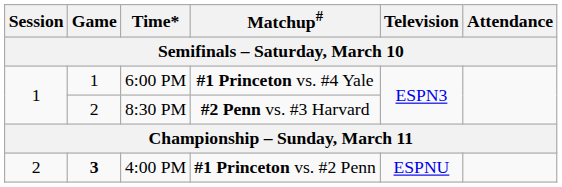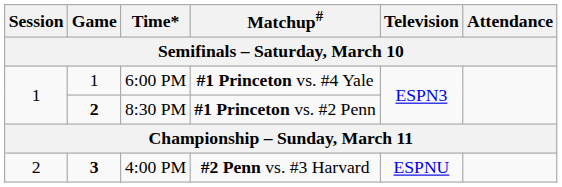(94, 109) normal -> (94, 109) bold
(285, 109) #2 Penn vs. #3 Harvard -> (285, 109) #1 Princeton vs. #2 Penn
(285, 168) #1 Princeton vs. #2 Penn -> (285, 168) #2 Penn vs. #3 Harvard
